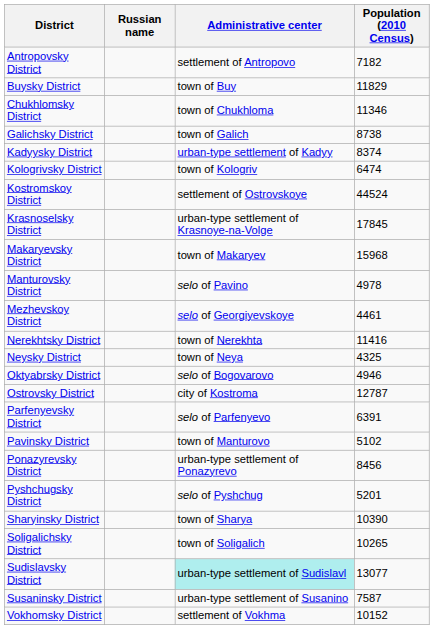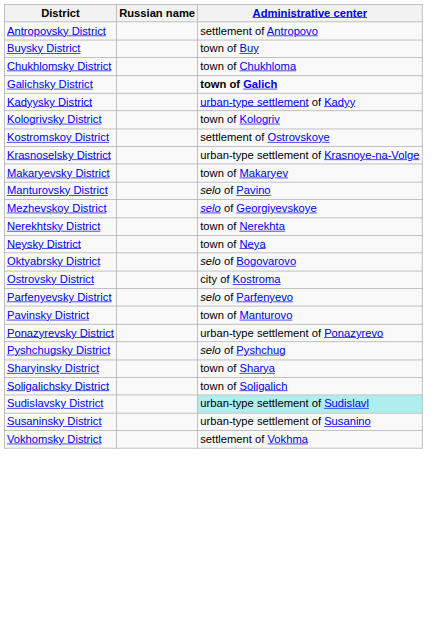- column: (392, 25)
(213, 134) normal -> (239, 84) bold
